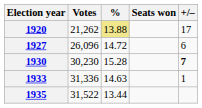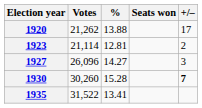(115, 29) khaki background -> (115, 29) no background
+ row: (36, 45)
(115, 45) 14.72 -> (115, 62) 14.27
(183, 45) 6 -> (183, 62) 3
(84, 62) 30,230 -> (84, 78) 30,260
- row: (36, 78)
(115, 95) 13.44 -> (115, 95) 13.41
